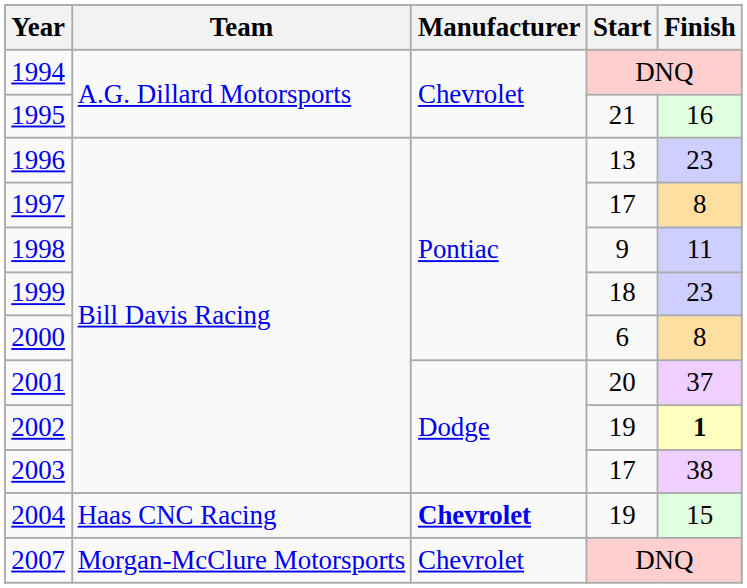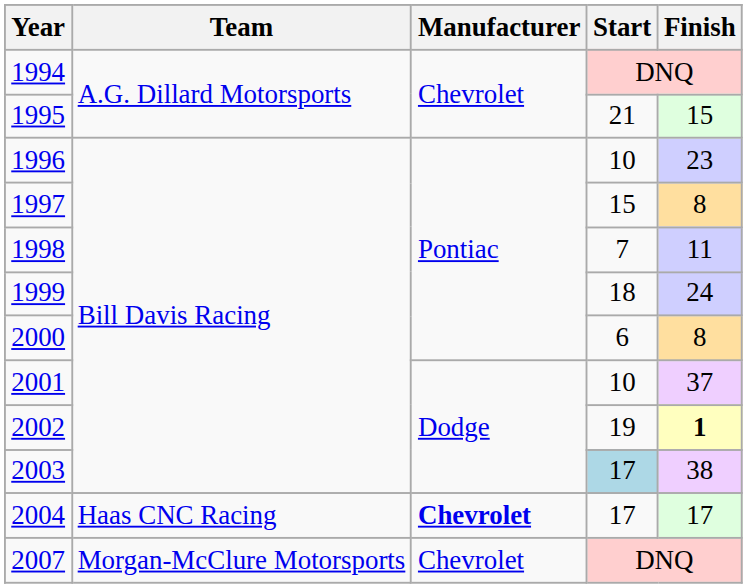(700, 115) 16 -> (700, 115) 15
(622, 160) 13 -> (622, 160) 10
(622, 204) 17 -> (622, 204) 15
(622, 249) 9 -> (622, 249) 7
(700, 293) 23 -> (700, 293) 24
(622, 382) 20 -> (622, 382) 10
(622, 471) no background -> (622, 471) lightblue background
(622, 515) 19 -> (622, 515) 17
(700, 515) 15 -> (700, 515) 17
